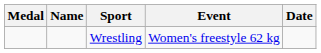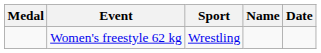columns swapped: (67, 15) <-> (214, 15)
